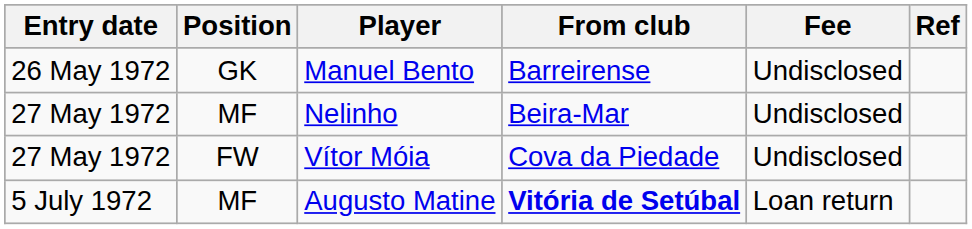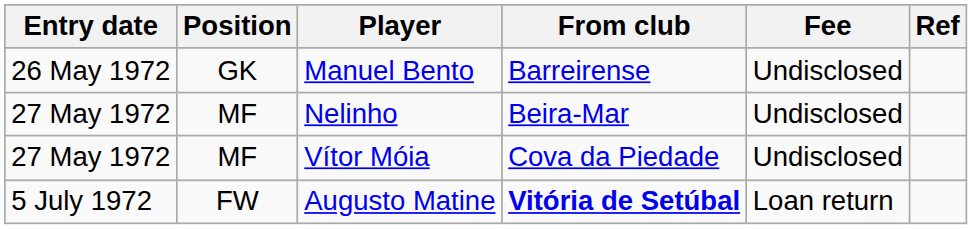(237, 157) FW -> (237, 157) MF
(237, 200) MF -> (237, 200) FW
